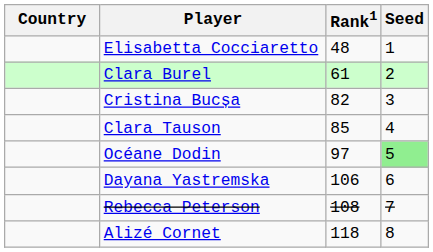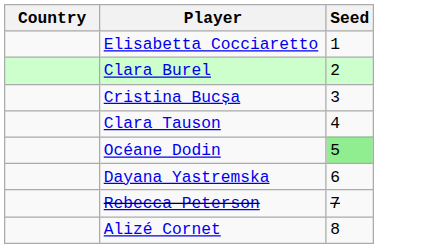- column: (354, 20)
